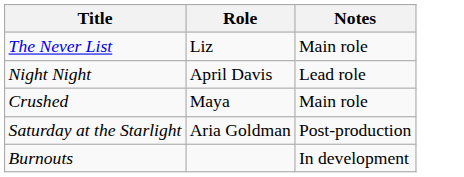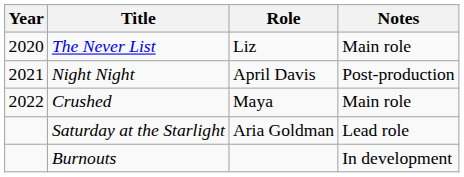+ column: (26, 18)
(332, 74) Lead role -> (398, 74) Post-production
(355, 130) Post-production -> (376, 130) Lead role
